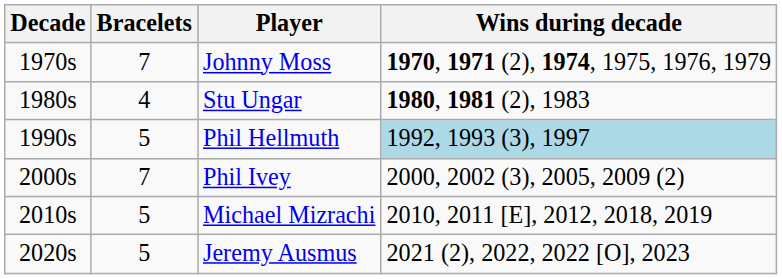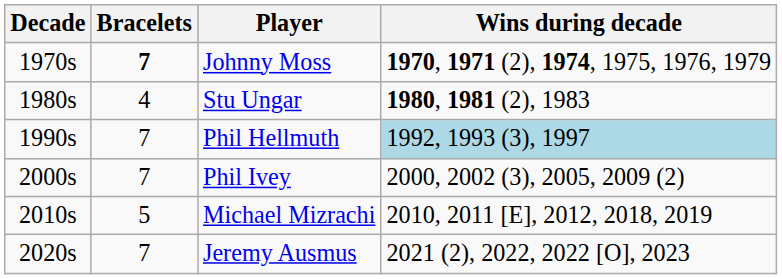(144, 61) normal -> (144, 61) bold
(144, 138) 5 -> (144, 138) 7
(144, 253) 5 -> (144, 253) 7
